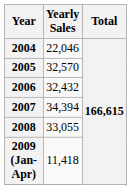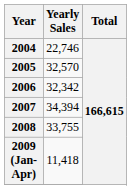(63, 48) 22,046 -> (63, 48) 22,746
(63, 87) 32,432 -> (63, 87) 32,342
(63, 127) 33,055 -> (63, 127) 33,755
